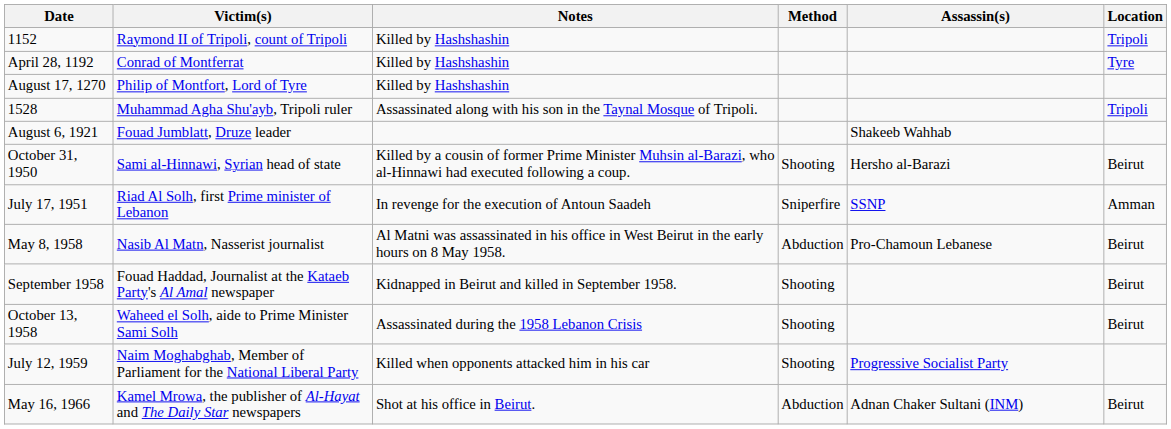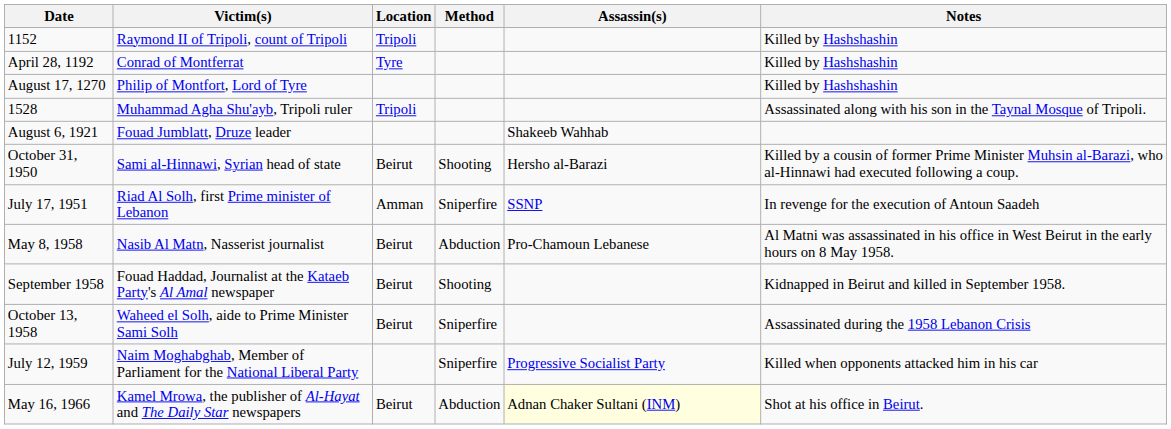columns swapped: (1135, 16) <-> (575, 16)
(808, 324) Shooting -> (468, 324) Sniperfire
(808, 364) Shooting -> (468, 364) Sniperfire
(937, 403) no background -> (594, 403) lightyellow background
